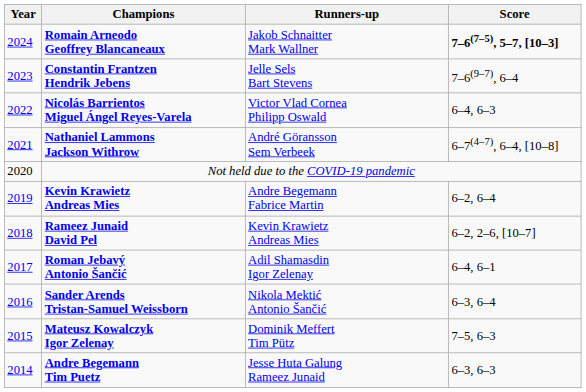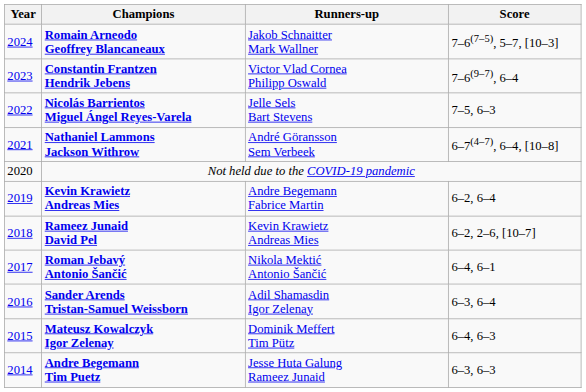(505, 41) bold -> (505, 41) normal
(280, 75) Jelle Sels Bart Stevens -> (297, 75) Victor Vlad Cornea Philipp Oswald
(297, 110) Victor Vlad Cornea Philipp Oswald -> (280, 110) Jelle Sels Bart Stevens
(474, 110) 6–4, 6–3 -> (474, 110) 7–5, 6–3
(289, 267) Adil Shamasdin Igor Zelenay -> (287, 267) Nikola Mektić Antonio Šančić
(287, 301) Nikola Mektić Antonio Šančić -> (289, 301) Adil Shamasdin Igor Zelenay
(474, 335) 7–5, 6–3 -> (474, 335) 6–4, 6–3
